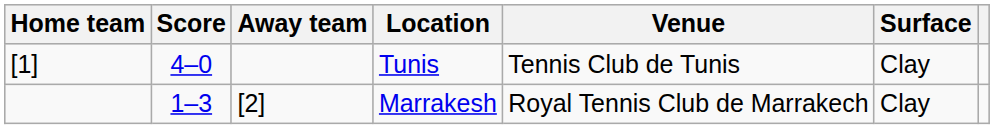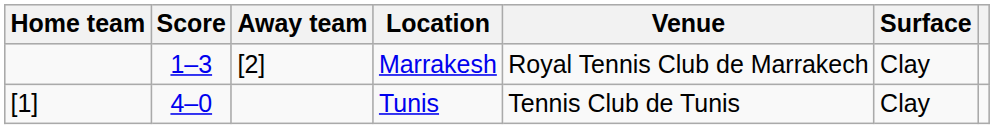rows swapped: (409, 63) <-> (438, 103)
